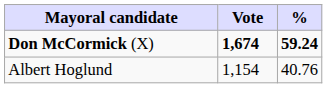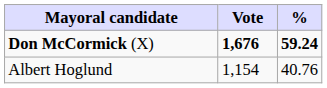(240, 43) 1,674 -> (240, 43) 1,676
